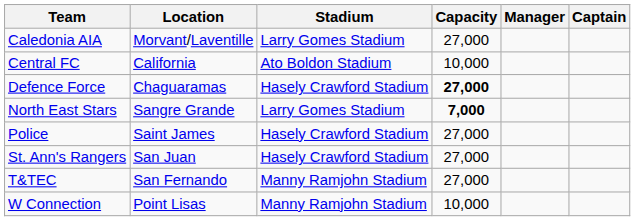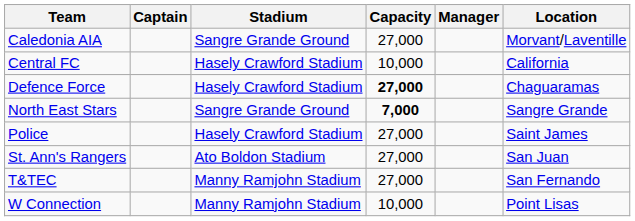columns swapped: (193, 17) <-> (599, 17)
(332, 40) Larry Gomes Stadium -> (272, 40) Sangre Grande Ground
(326, 63) Ato Boldon Stadium -> (278, 63) Hasely Crawford Stadium
(332, 110) Larry Gomes Stadium -> (272, 110) Sangre Grande Ground
(344, 157) Hasely Crawford Stadium -> (260, 157) Ato Boldon Stadium
